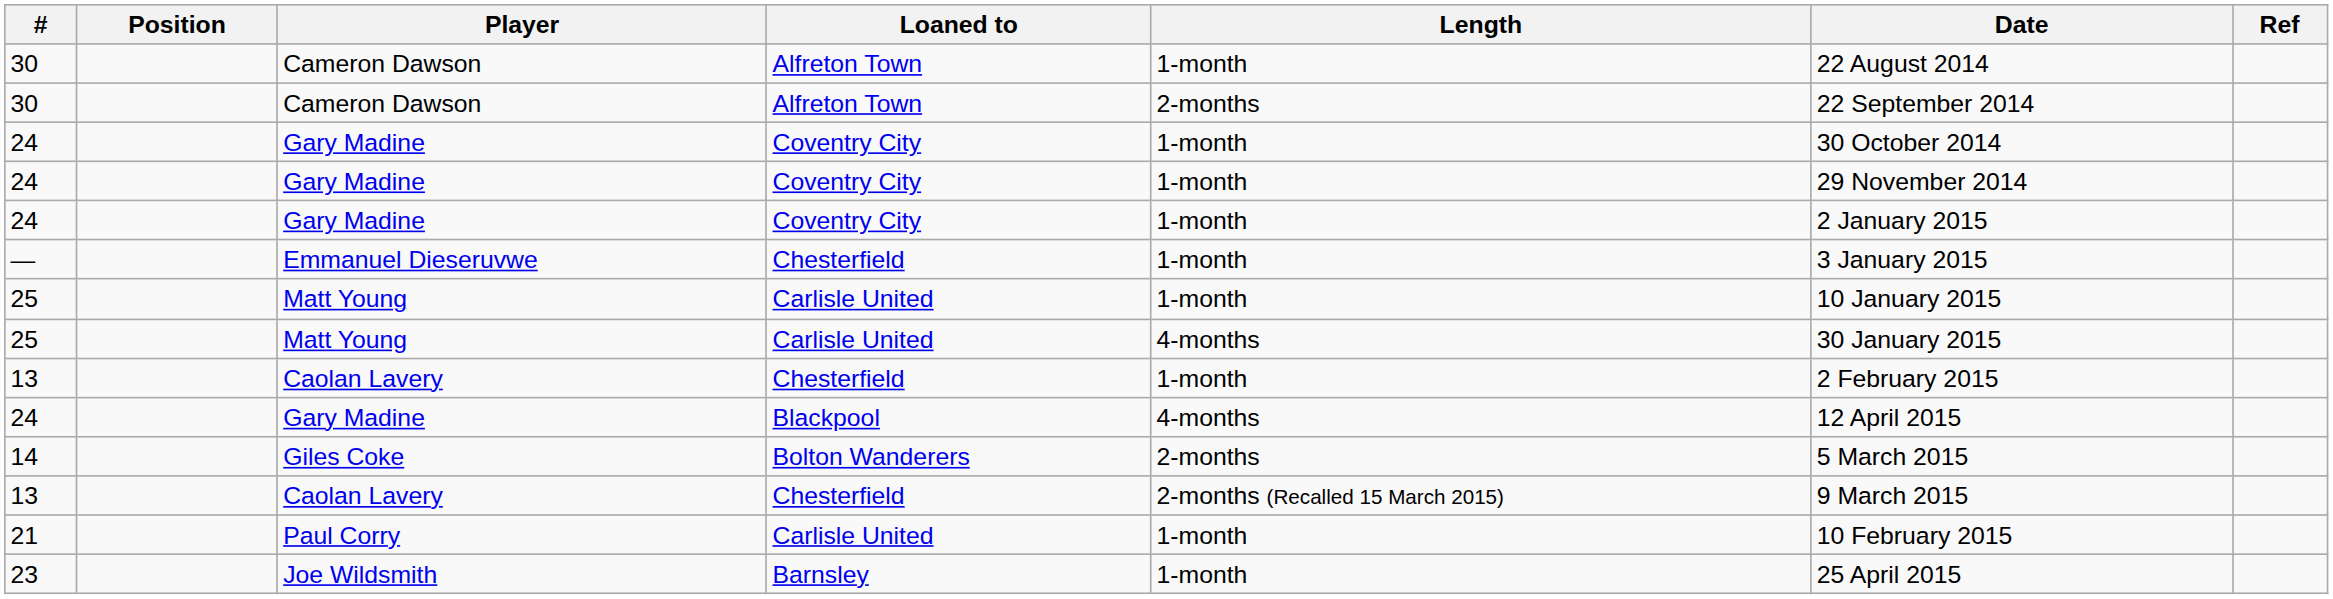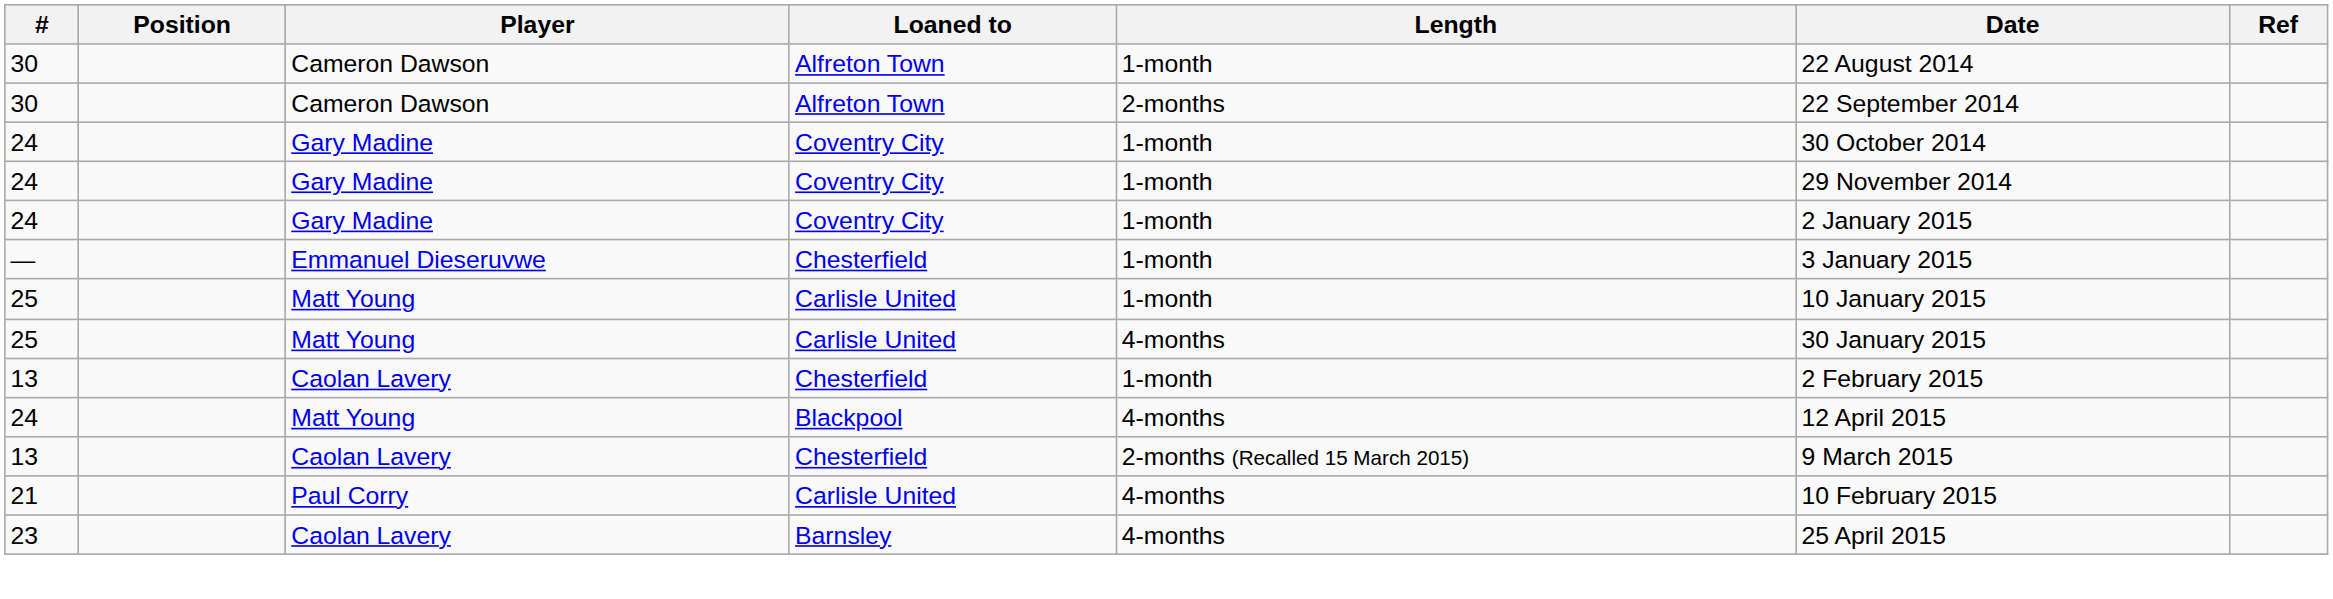(354, 417) Gary Madine -> (353, 417) Matt Young
- row: (24, 456)
(1202, 534) 1-month -> (1173, 495) 4-months
(360, 574) Joe Wildsmith -> (371, 534) Caolan Lavery
(1202, 574) 1-month -> (1173, 534) 4-months
